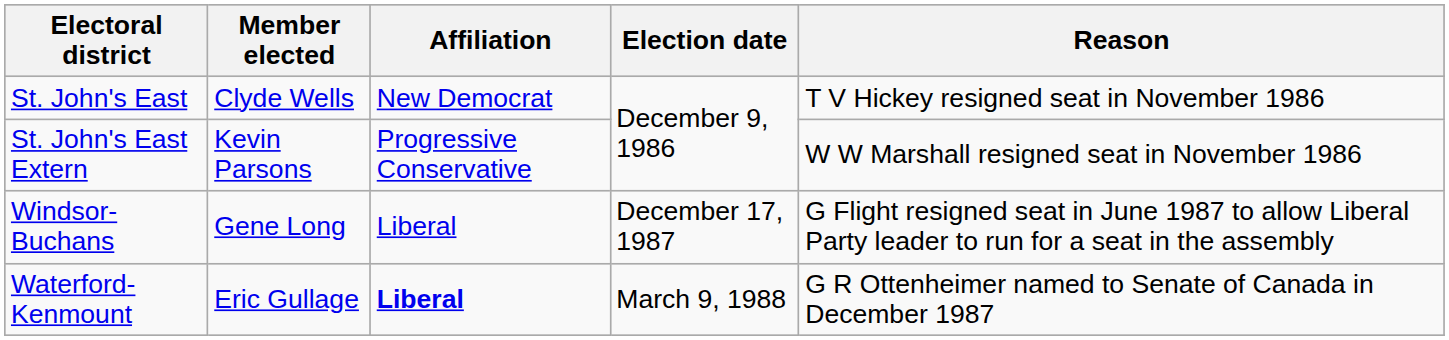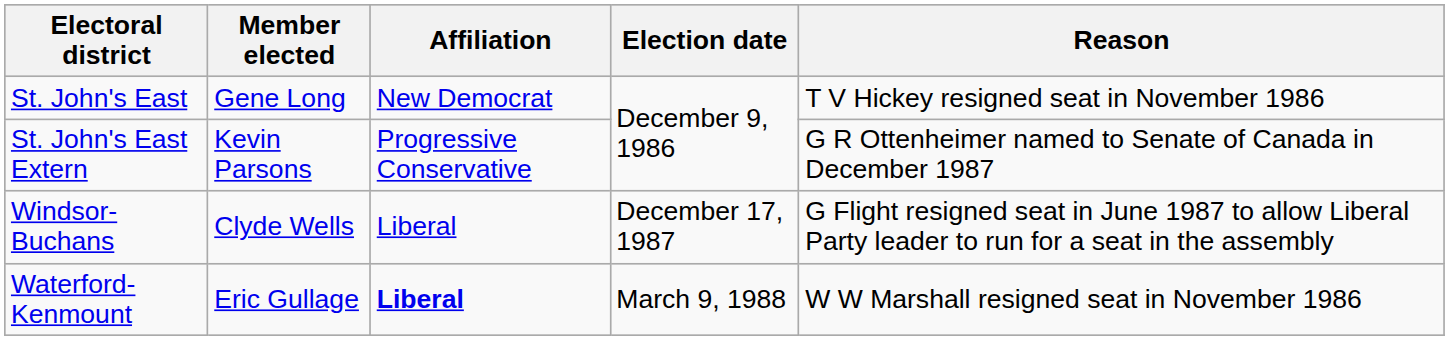(284, 97) Clyde Wells -> (280, 97) Gene Long
(1083, 154) W W Marshall resigned seat in November 1986 -> (1089, 154) G R Ottenheimer named to Senate of Canada in December 1987
(280, 226) Gene Long -> (284, 226) Clyde Wells
(1089, 298) G R Ottenheimer named to Senate of Canada in December 1987 -> (1083, 298) W W Marshall resigned seat in November 1986
